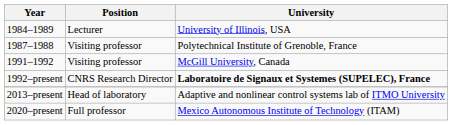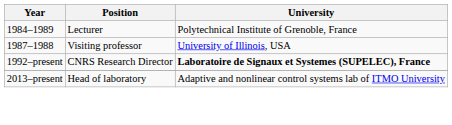(234, 29) University of Illinois, USA -> (267, 29) Polytechnical Institute of Grenoble, France
(267, 45) Polytechnical Institute of Grenoble, France -> (234, 45) University of Illinois, USA
- row: (30, 62)
- row: (35, 111)
